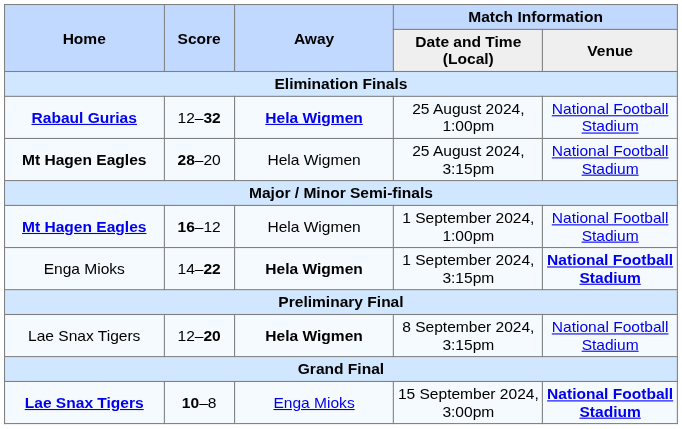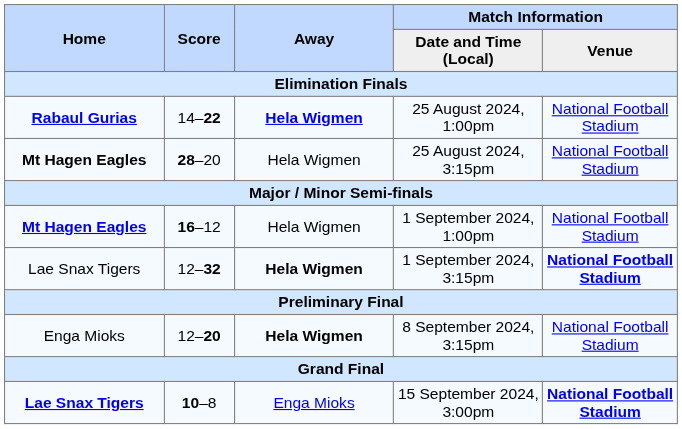(199, 117) 12–32 -> (199, 117) 14–22
(84, 269) Enga Mioks -> (84, 269) Lae Snax Tigers
(199, 269) 14–22 -> (199, 269) 12–32
(84, 336) Lae Snax Tigers -> (84, 336) Enga Mioks
